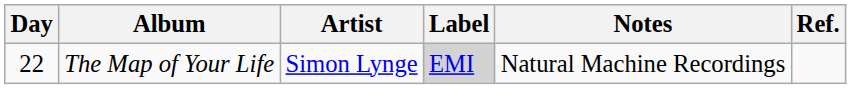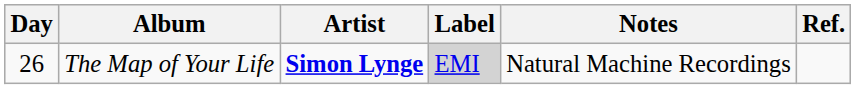(32, 63) 22 -> (32, 63) 26
(352, 63) normal -> (354, 63) bold
